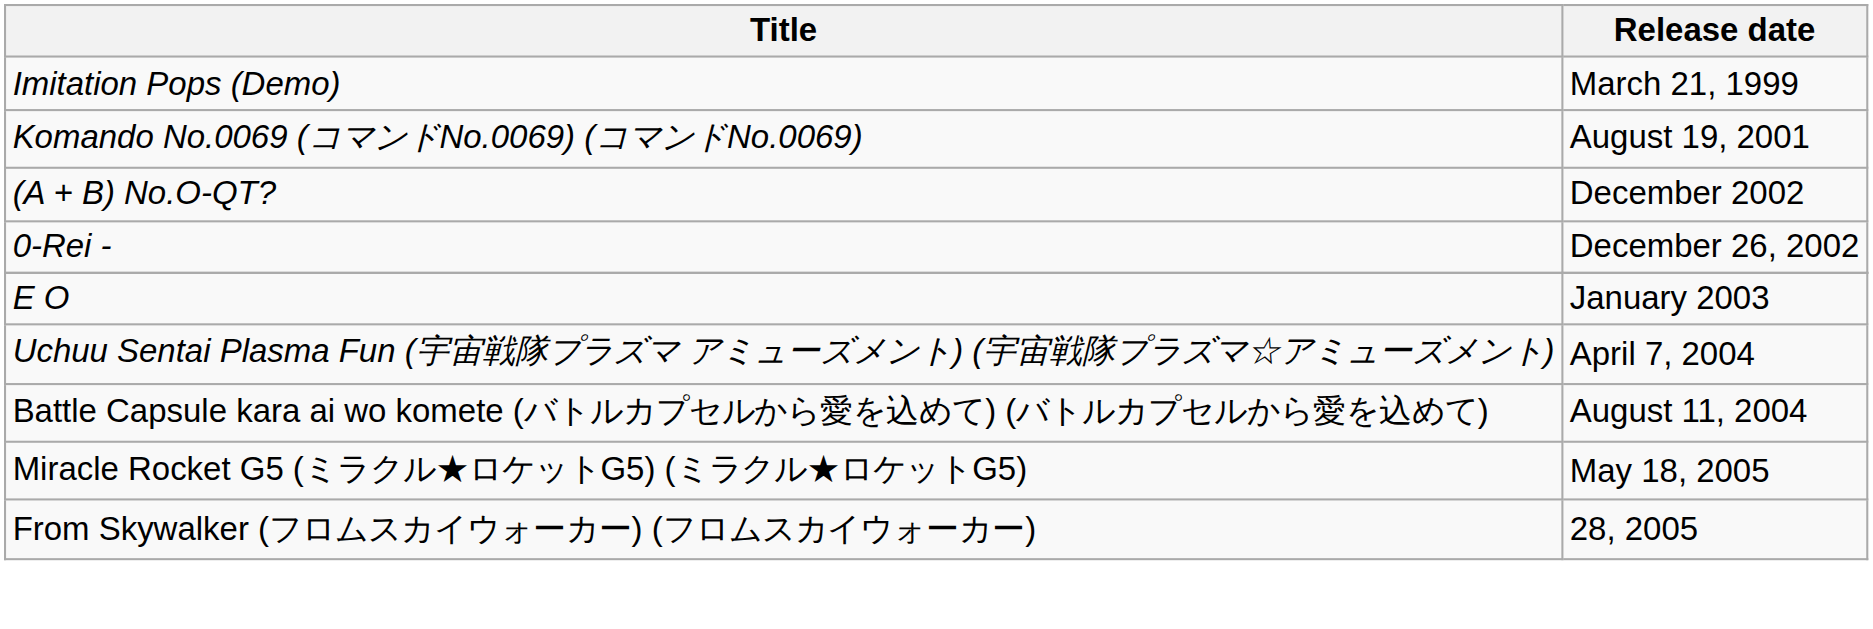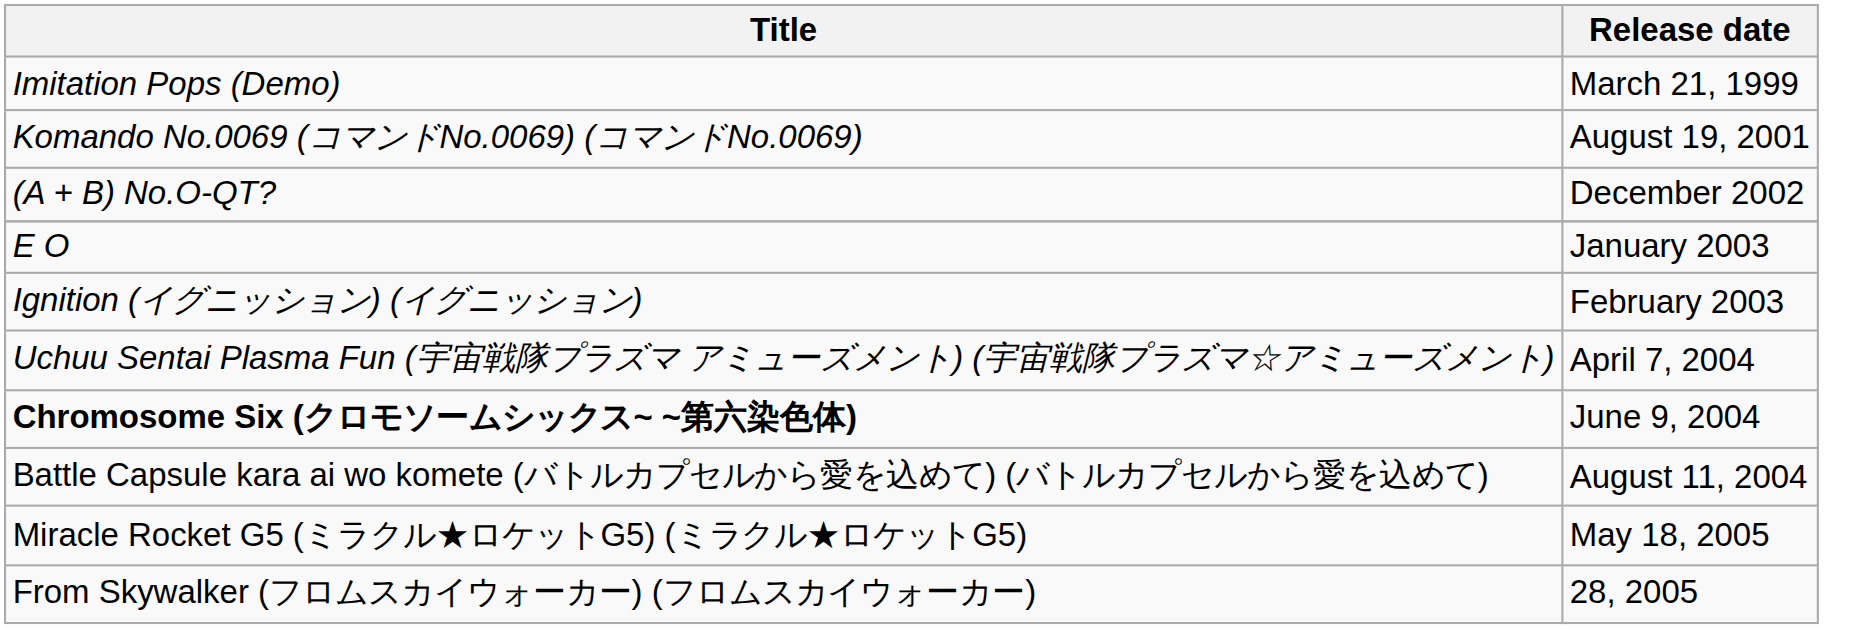- row: (62, 245)
+ row: (328, 300)
+ row: (435, 417)
